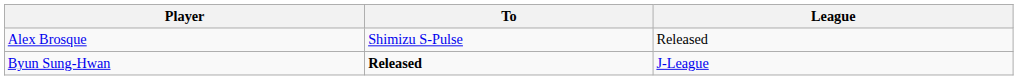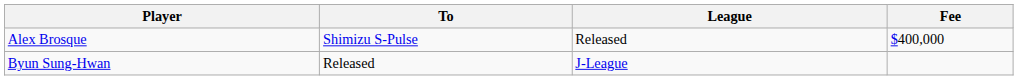+ column: (950, 16)
(395, 63) bold -> (349, 63) normal
